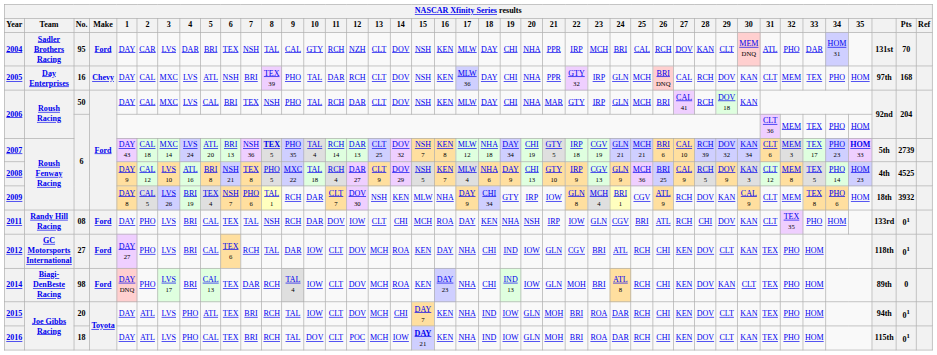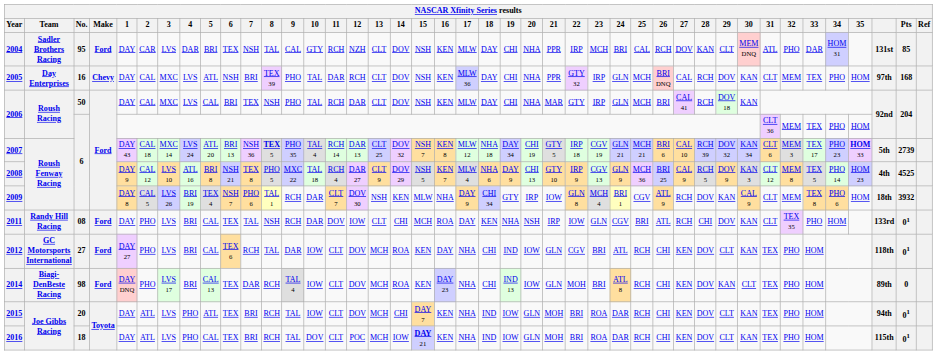(906, 49) 70 -> (906, 49) 85
